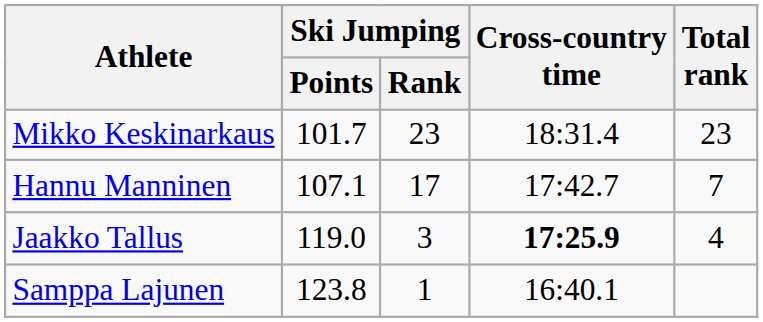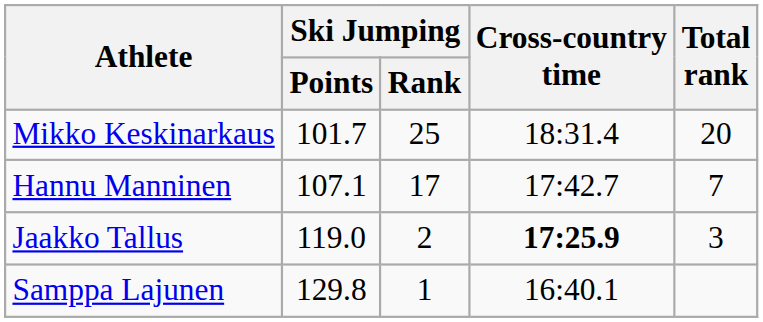(424, 134) 23 -> (424, 134) 25
(716, 134) 23 -> (716, 134) 20
(424, 237) 3 -> (424, 237) 2
(716, 237) 4 -> (716, 237) 3
(331, 289) 123.8 -> (331, 289) 129.8
